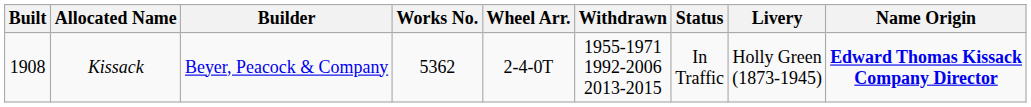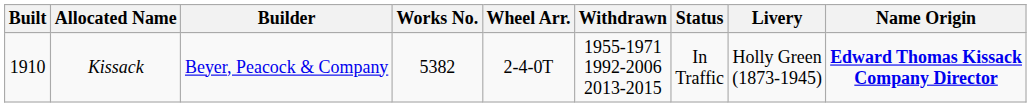(28, 67) 1908 -> (28, 67) 1910
(437, 67) 5362 -> (437, 67) 5382
